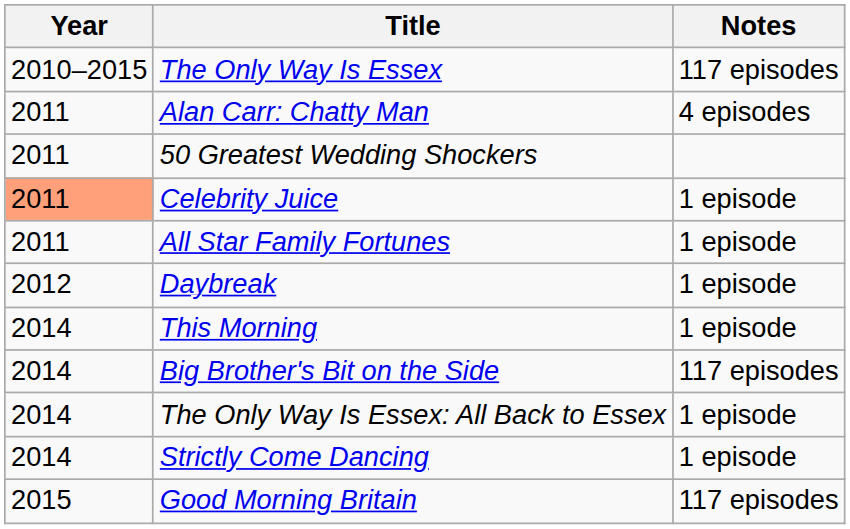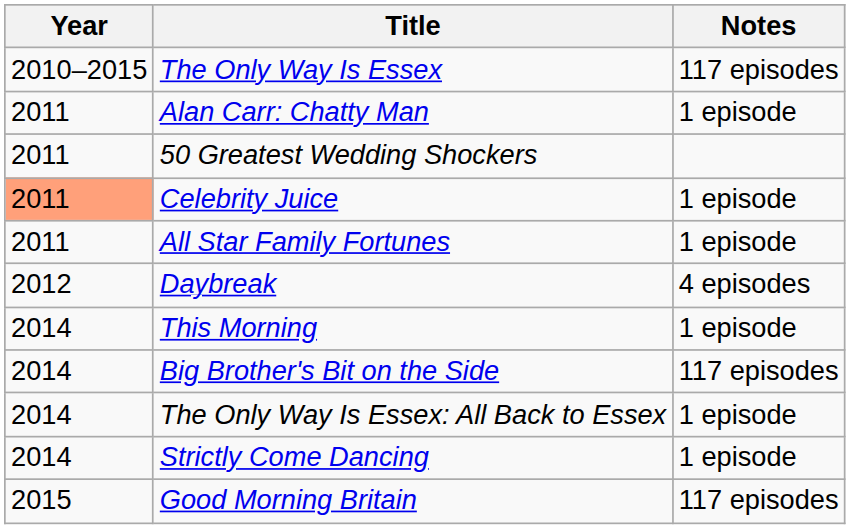(745, 112) 4 episodes -> (738, 112) 1 episode
(738, 284) 1 episode -> (745, 284) 4 episodes
